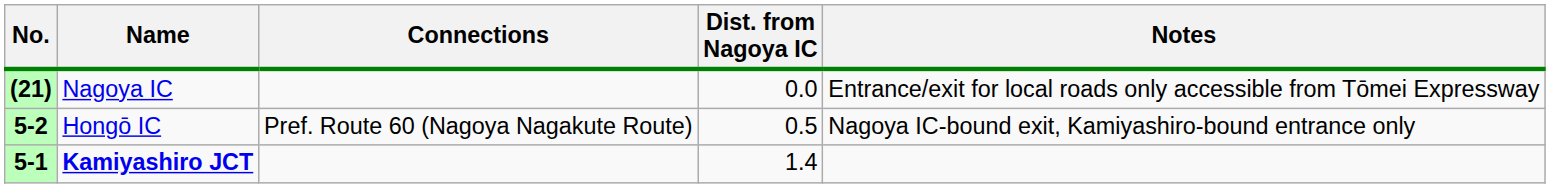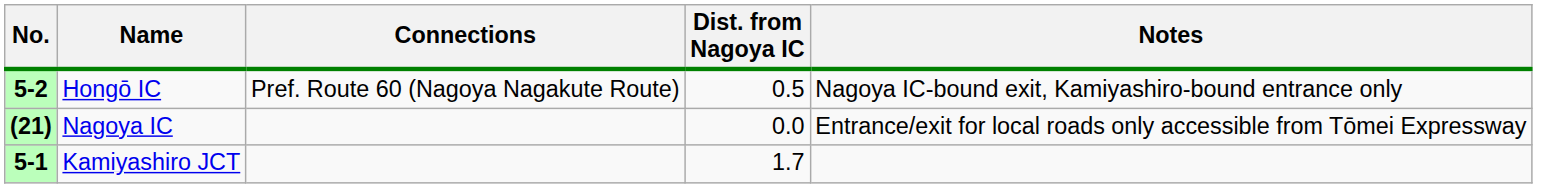rows swapped: (31, 89) <-> (31, 126)
(158, 163) bold -> (151, 163) normal
(801, 163) 1.4 -> (788, 163) 1.7
